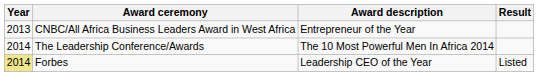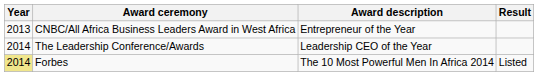(397, 46) The 10 Most Powerful Men In Africa 2014 -> (366, 46) Leadership CEO of the Year
(366, 63) Leadership CEO of the Year -> (397, 63) The 10 Most Powerful Men In Africa 2014
